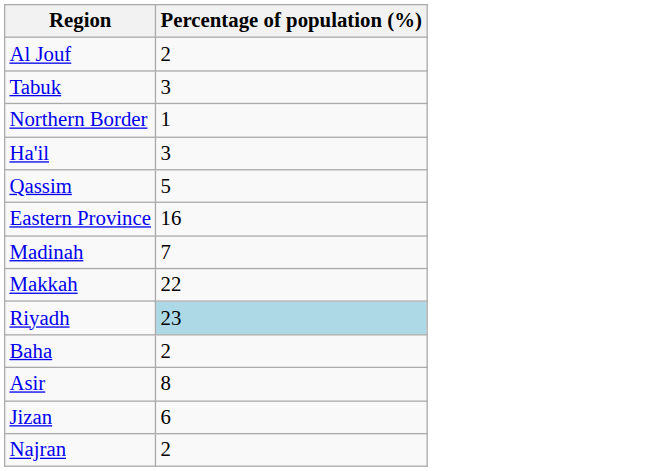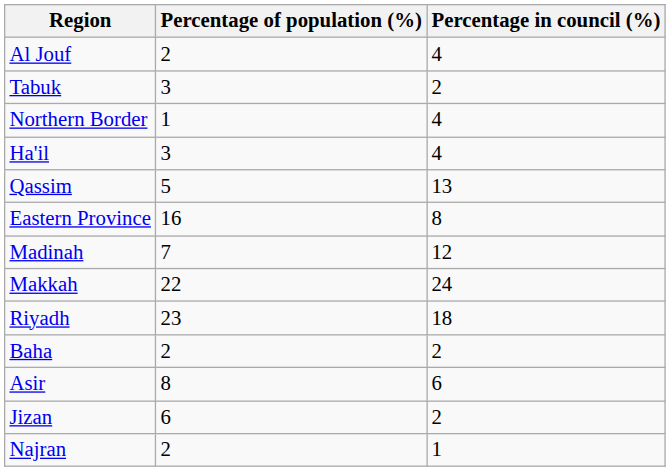+ column: (546, 20)
(171, 317) lightblue background -> (171, 317) no background
